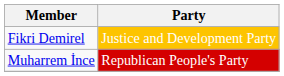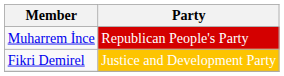rows swapped: (46, 37) <-> (51, 60)
